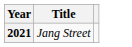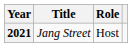+ column: (108, 14)
